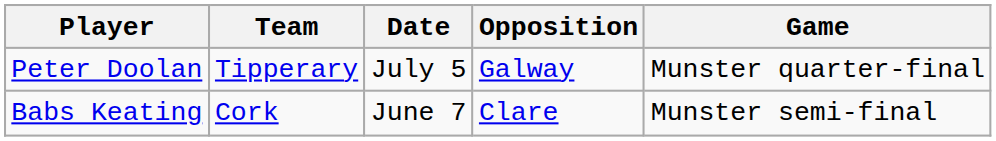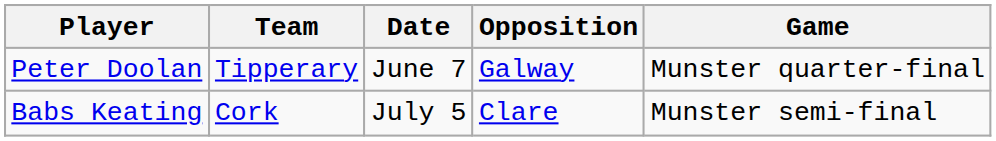(419, 70) July 5 -> (419, 70) June 7
(419, 113) June 7 -> (419, 113) July 5
